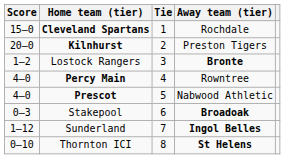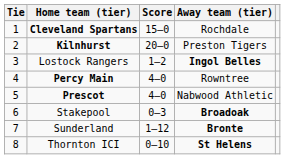columns swapped: (163, 13) <-> (22, 13)
(225, 62) Bronte -> (225, 62) Ingol Belles
(225, 129) Ingol Belles -> (225, 129) Bronte
